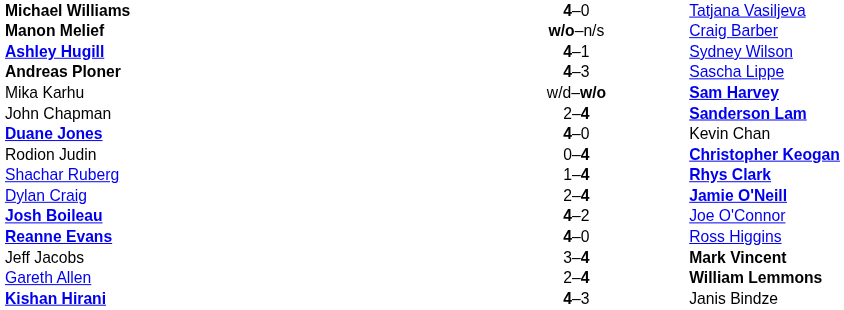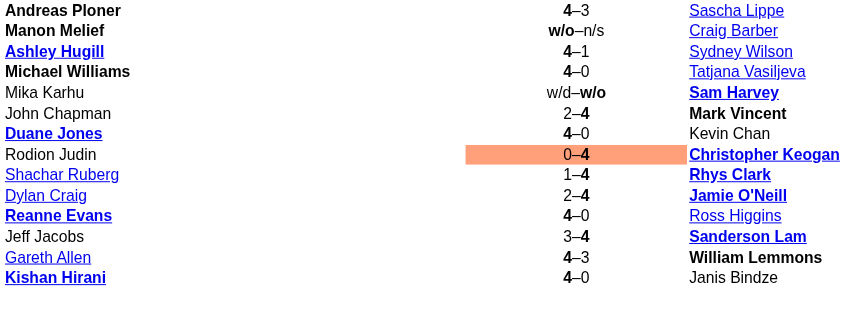rows swapped: (63, 72) <-> (68, 10)
(748, 113) Sanderson Lam -> (738, 113) Mark Vincent
(576, 154) no background -> (576, 154) lightsalmon background
- row: (54, 216)
(738, 257) Mark Vincent -> (748, 237) Sanderson Lam
(576, 278) 2–4 -> (576, 257) 4–3
(576, 298) 4–3 -> (576, 278) 4–0
